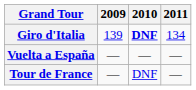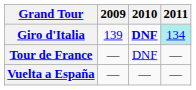(176, 34) no background -> (176, 34) paleturquoise background
rows swapped: (51, 74) <-> (51, 54)
